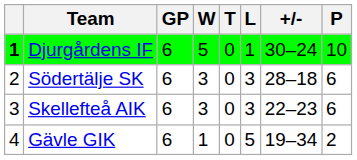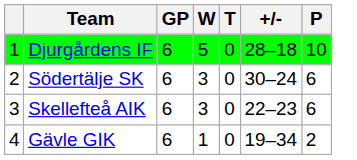- column: (250, 19)
(14, 49) bold -> (14, 49) normal
(291, 49) 30–24 -> (271, 49) 28–18
(291, 79) 28–18 -> (271, 79) 30–24
